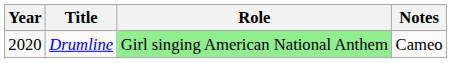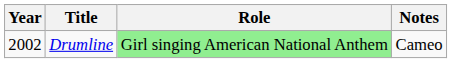(25, 44) 2020 -> (25, 44) 2002
